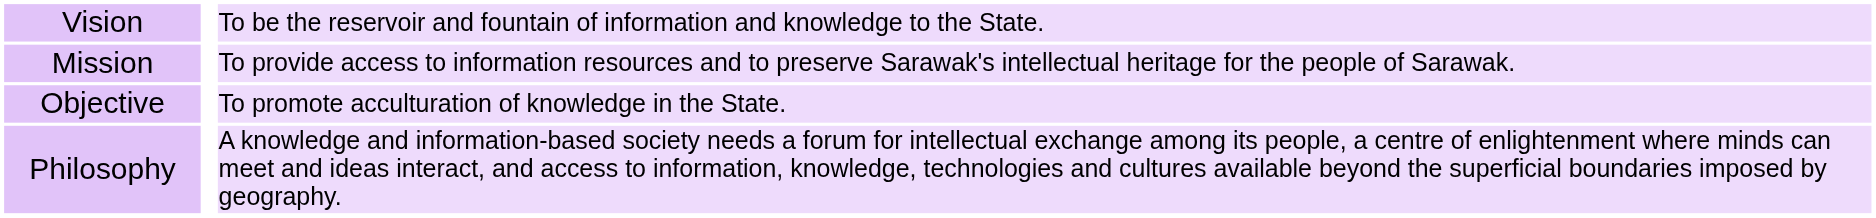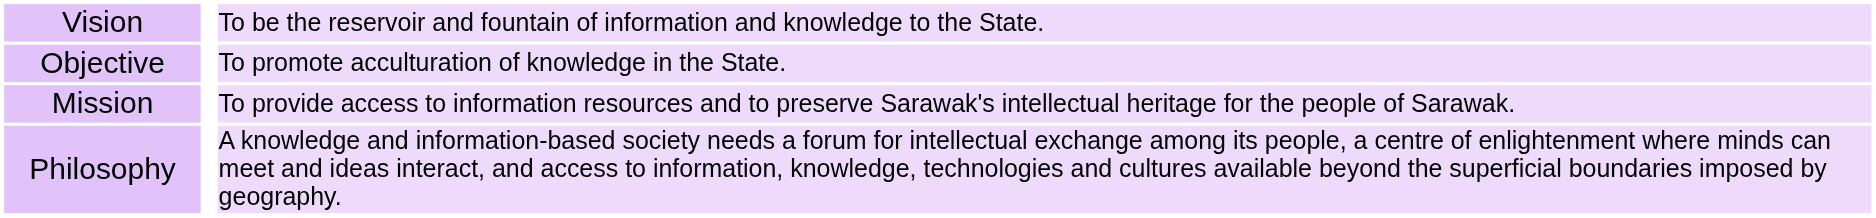rows swapped: (103, 63) <-> (103, 103)
